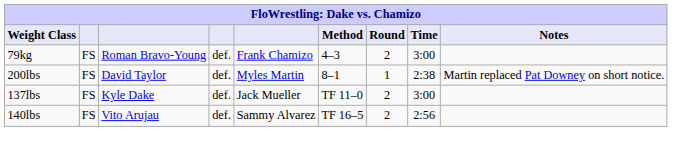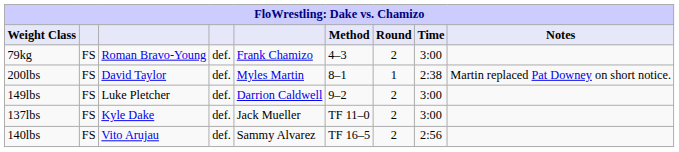+ row: (24, 95)
